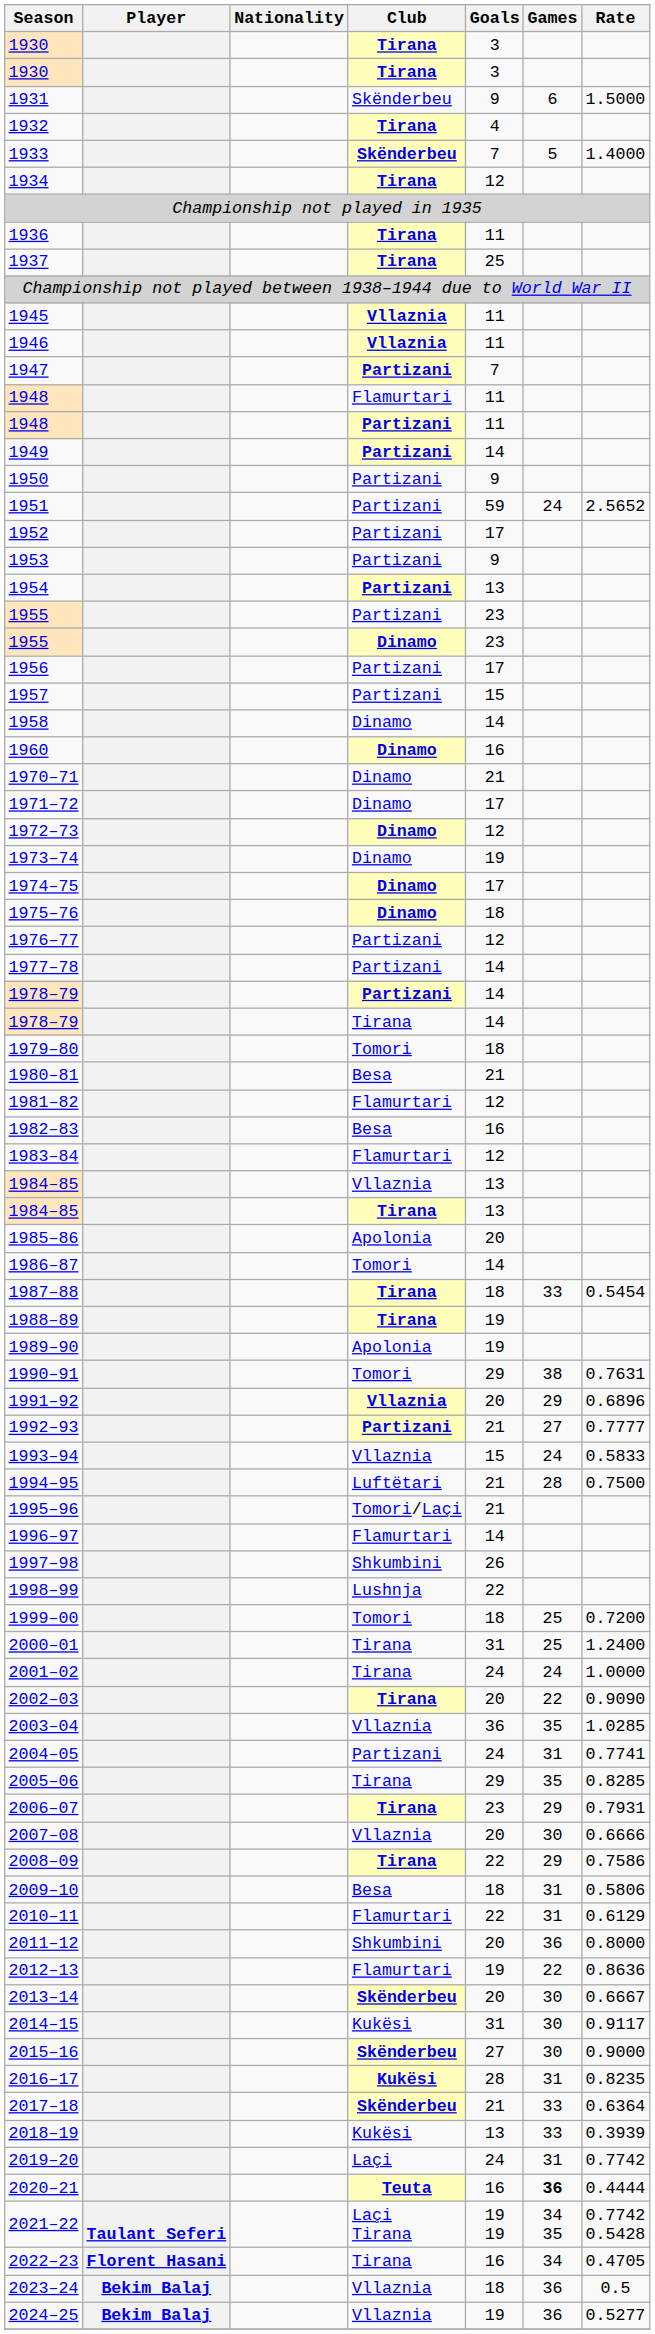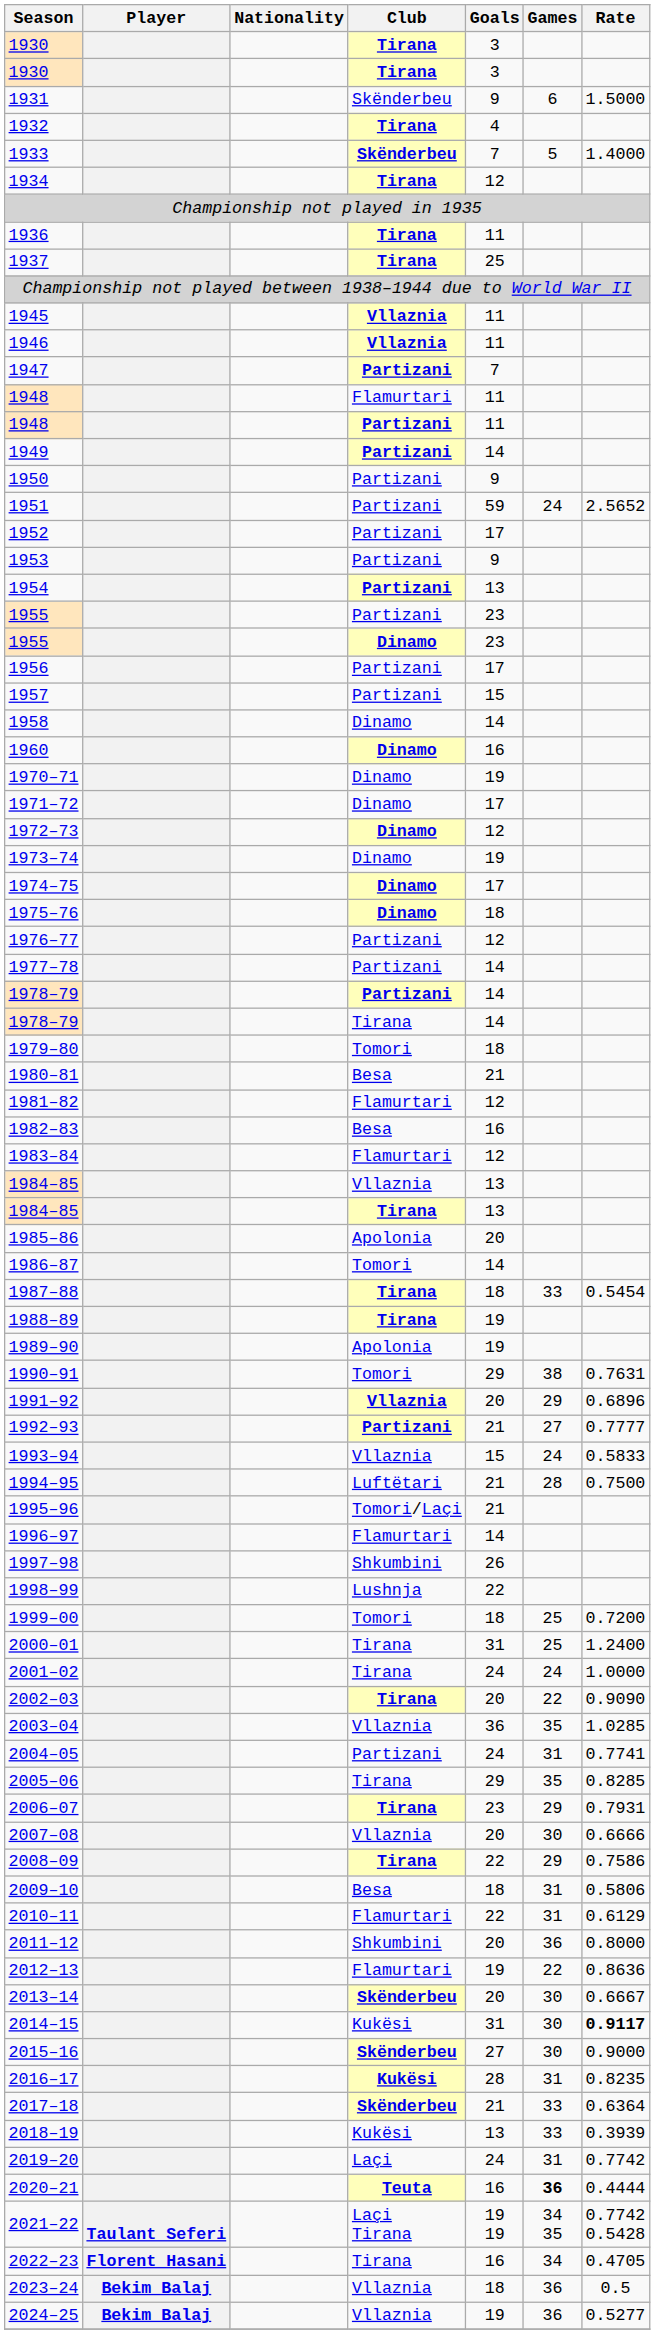(495, 778) 21 -> (495, 778) 19
(615, 2025) normal -> (615, 2025) bold
